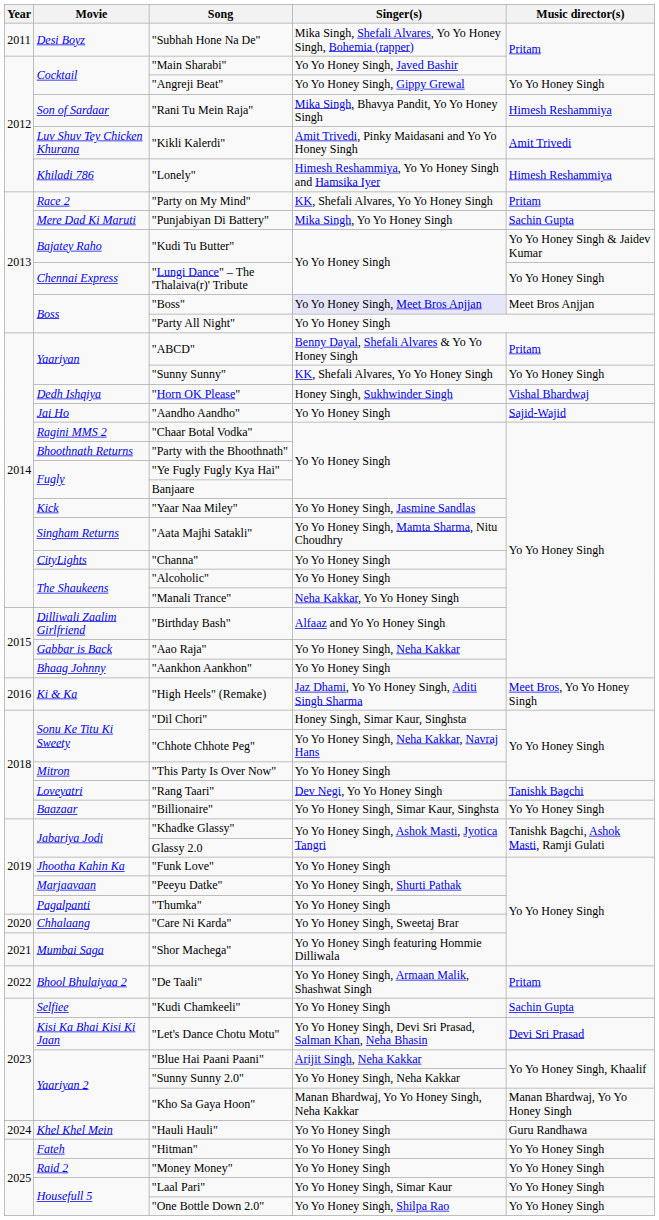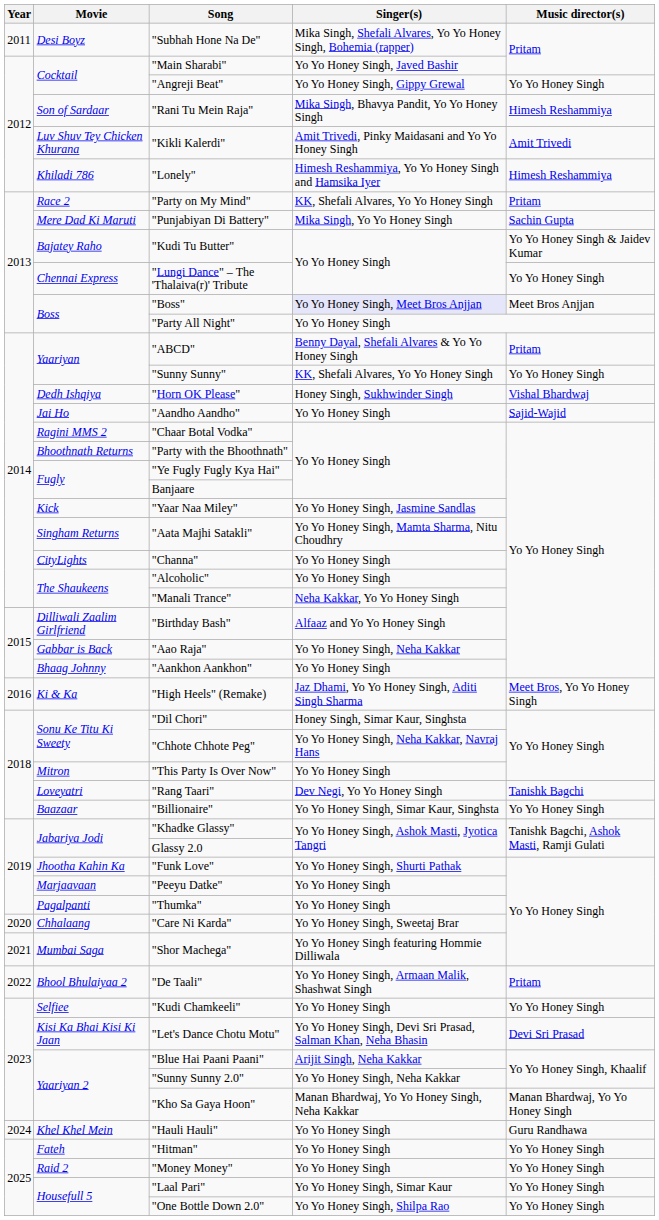(343, 866) Yo Yo Honey Singh -> (378, 866) Yo Yo Honey Singh, Shurti Pathak
(378, 885) Yo Yo Honey Singh, Shurti Pathak -> (343, 885) Yo Yo Honey Singh
(541, 1007) Sachin Gupta -> (557, 1007) Yo Yo Honey Singh
